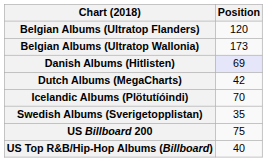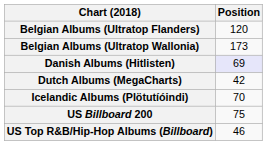- row: (110, 115)
(239, 149) 40 -> (239, 132) 46
